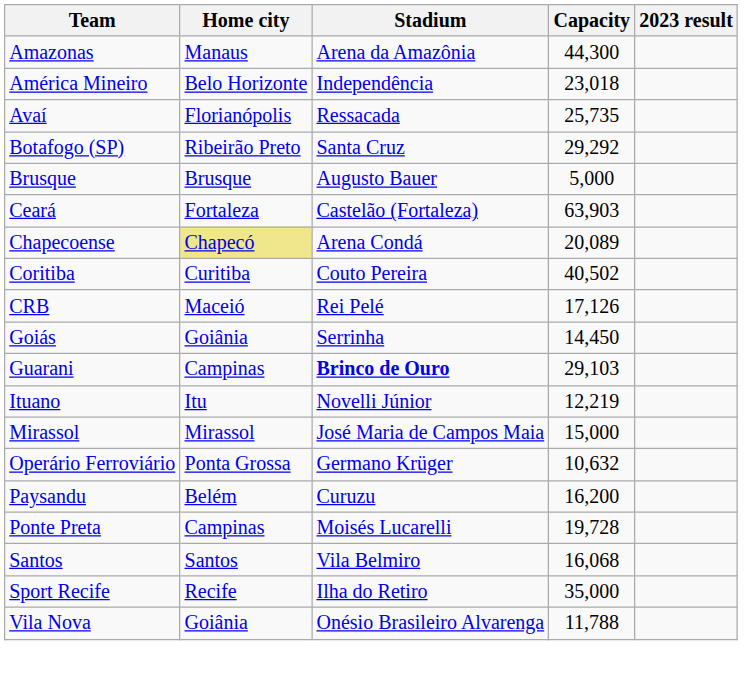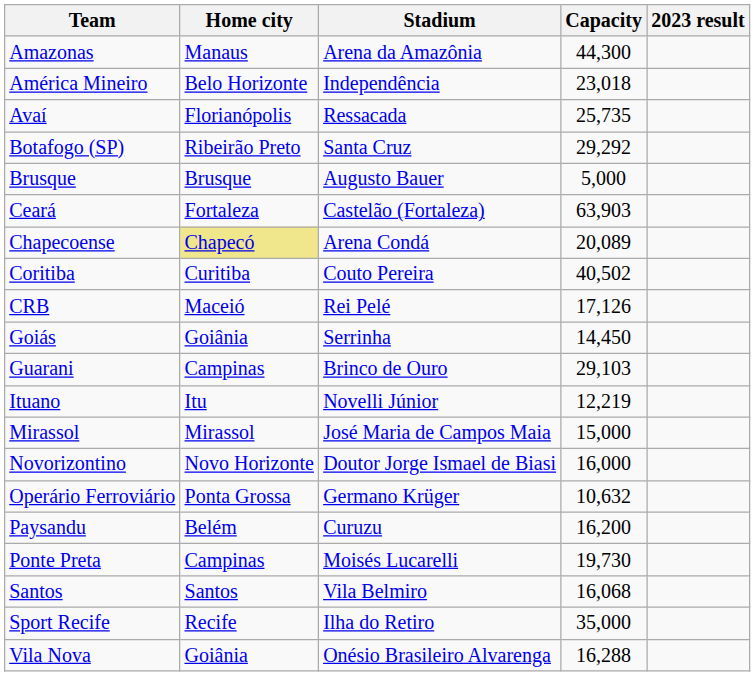(383, 369) bold -> (385, 369) normal
+ row: (68, 464)
(592, 527) 19,728 -> (604, 559) 19,730
(592, 623) 11,788 -> (604, 654) 16,288
